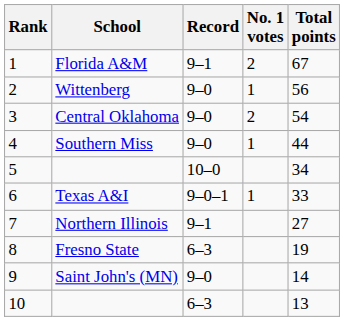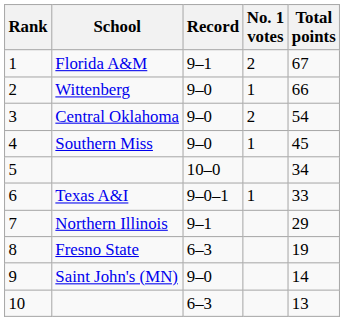(300, 90) 56 -> (300, 90) 66
(300, 143) 44 -> (300, 143) 45
(300, 223) 27 -> (300, 223) 29
